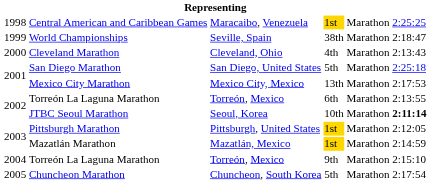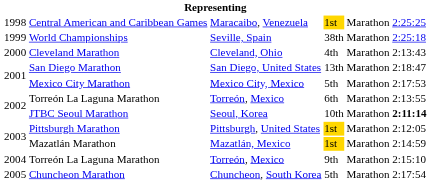(409, 37) 2:18:47 -> (409, 37) 2:25:18
(331, 68) 5th -> (334, 68) 13th
(409, 68) 2:25:18 -> (409, 68) 2:18:47
(334, 83) 13th -> (331, 83) 5th
